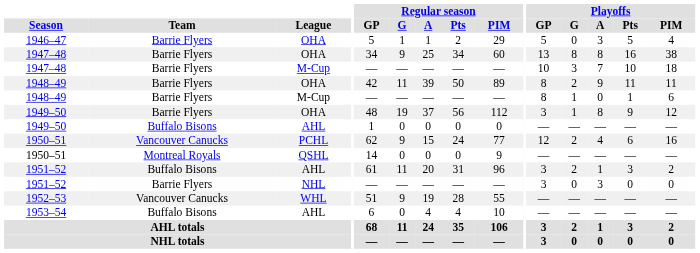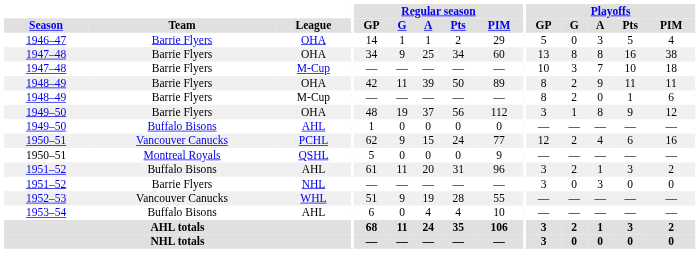(371, 40) 5 -> (371, 40) 14
(574, 97) 1 -> (574, 97) 2
(371, 155) 14 -> (371, 155) 5
